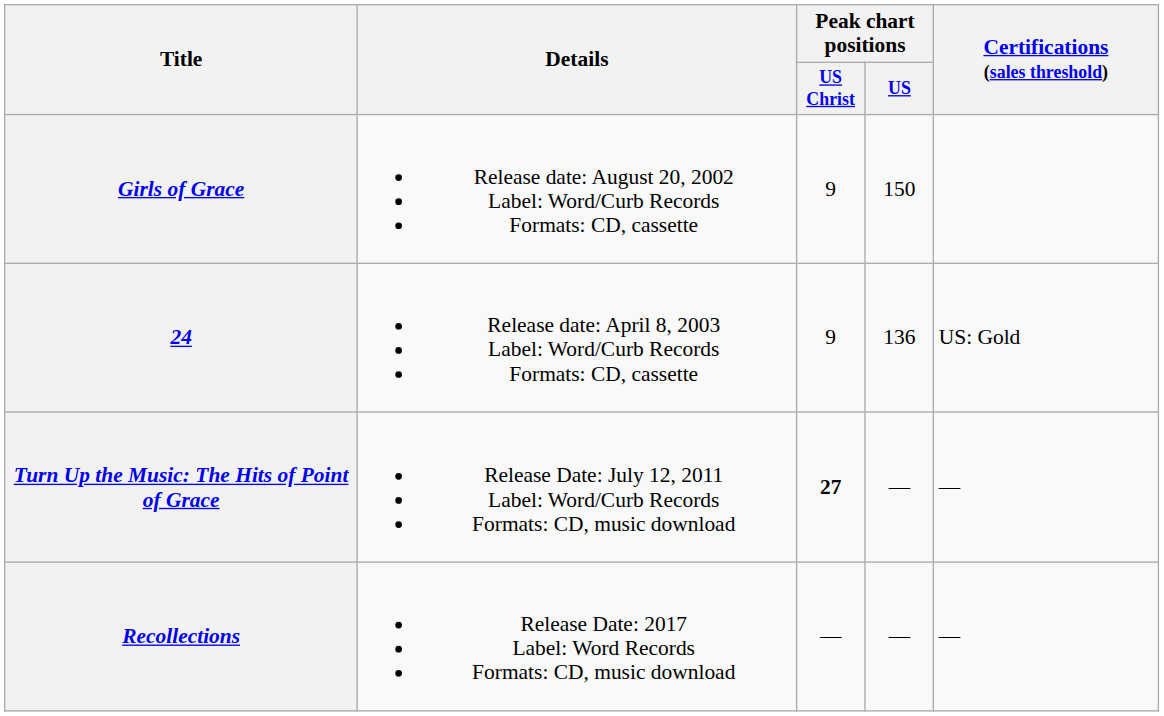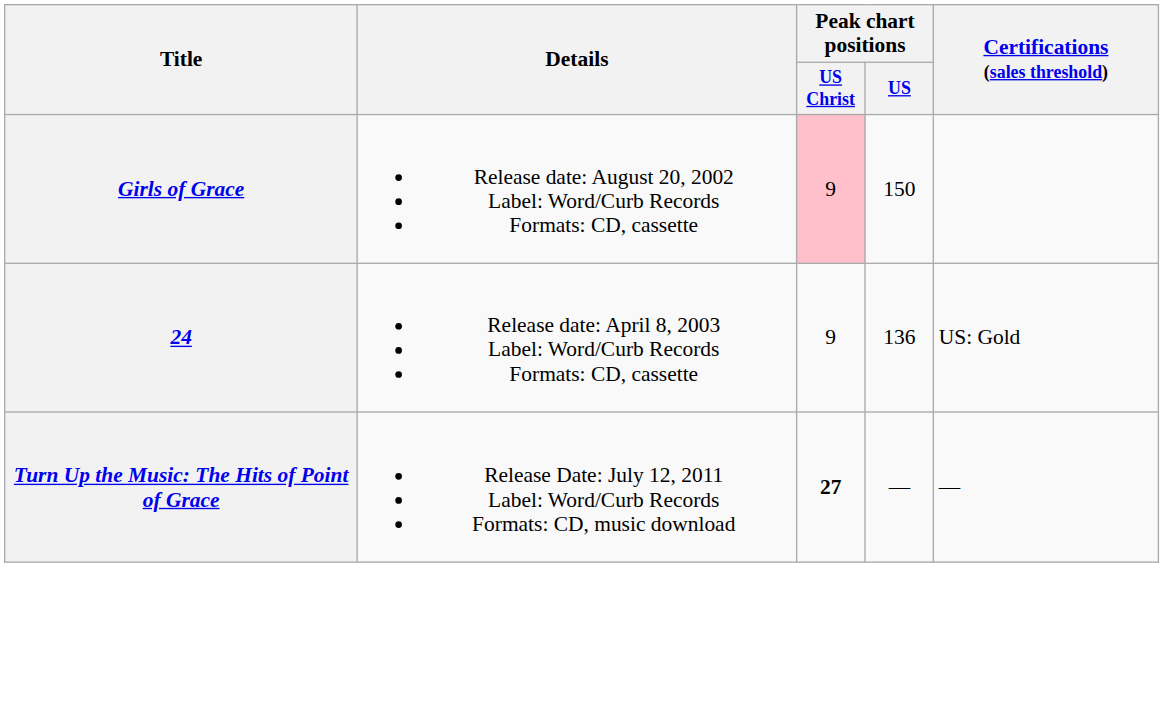(831, 188) no background -> (831, 188) pink background
- row: (181, 636)
